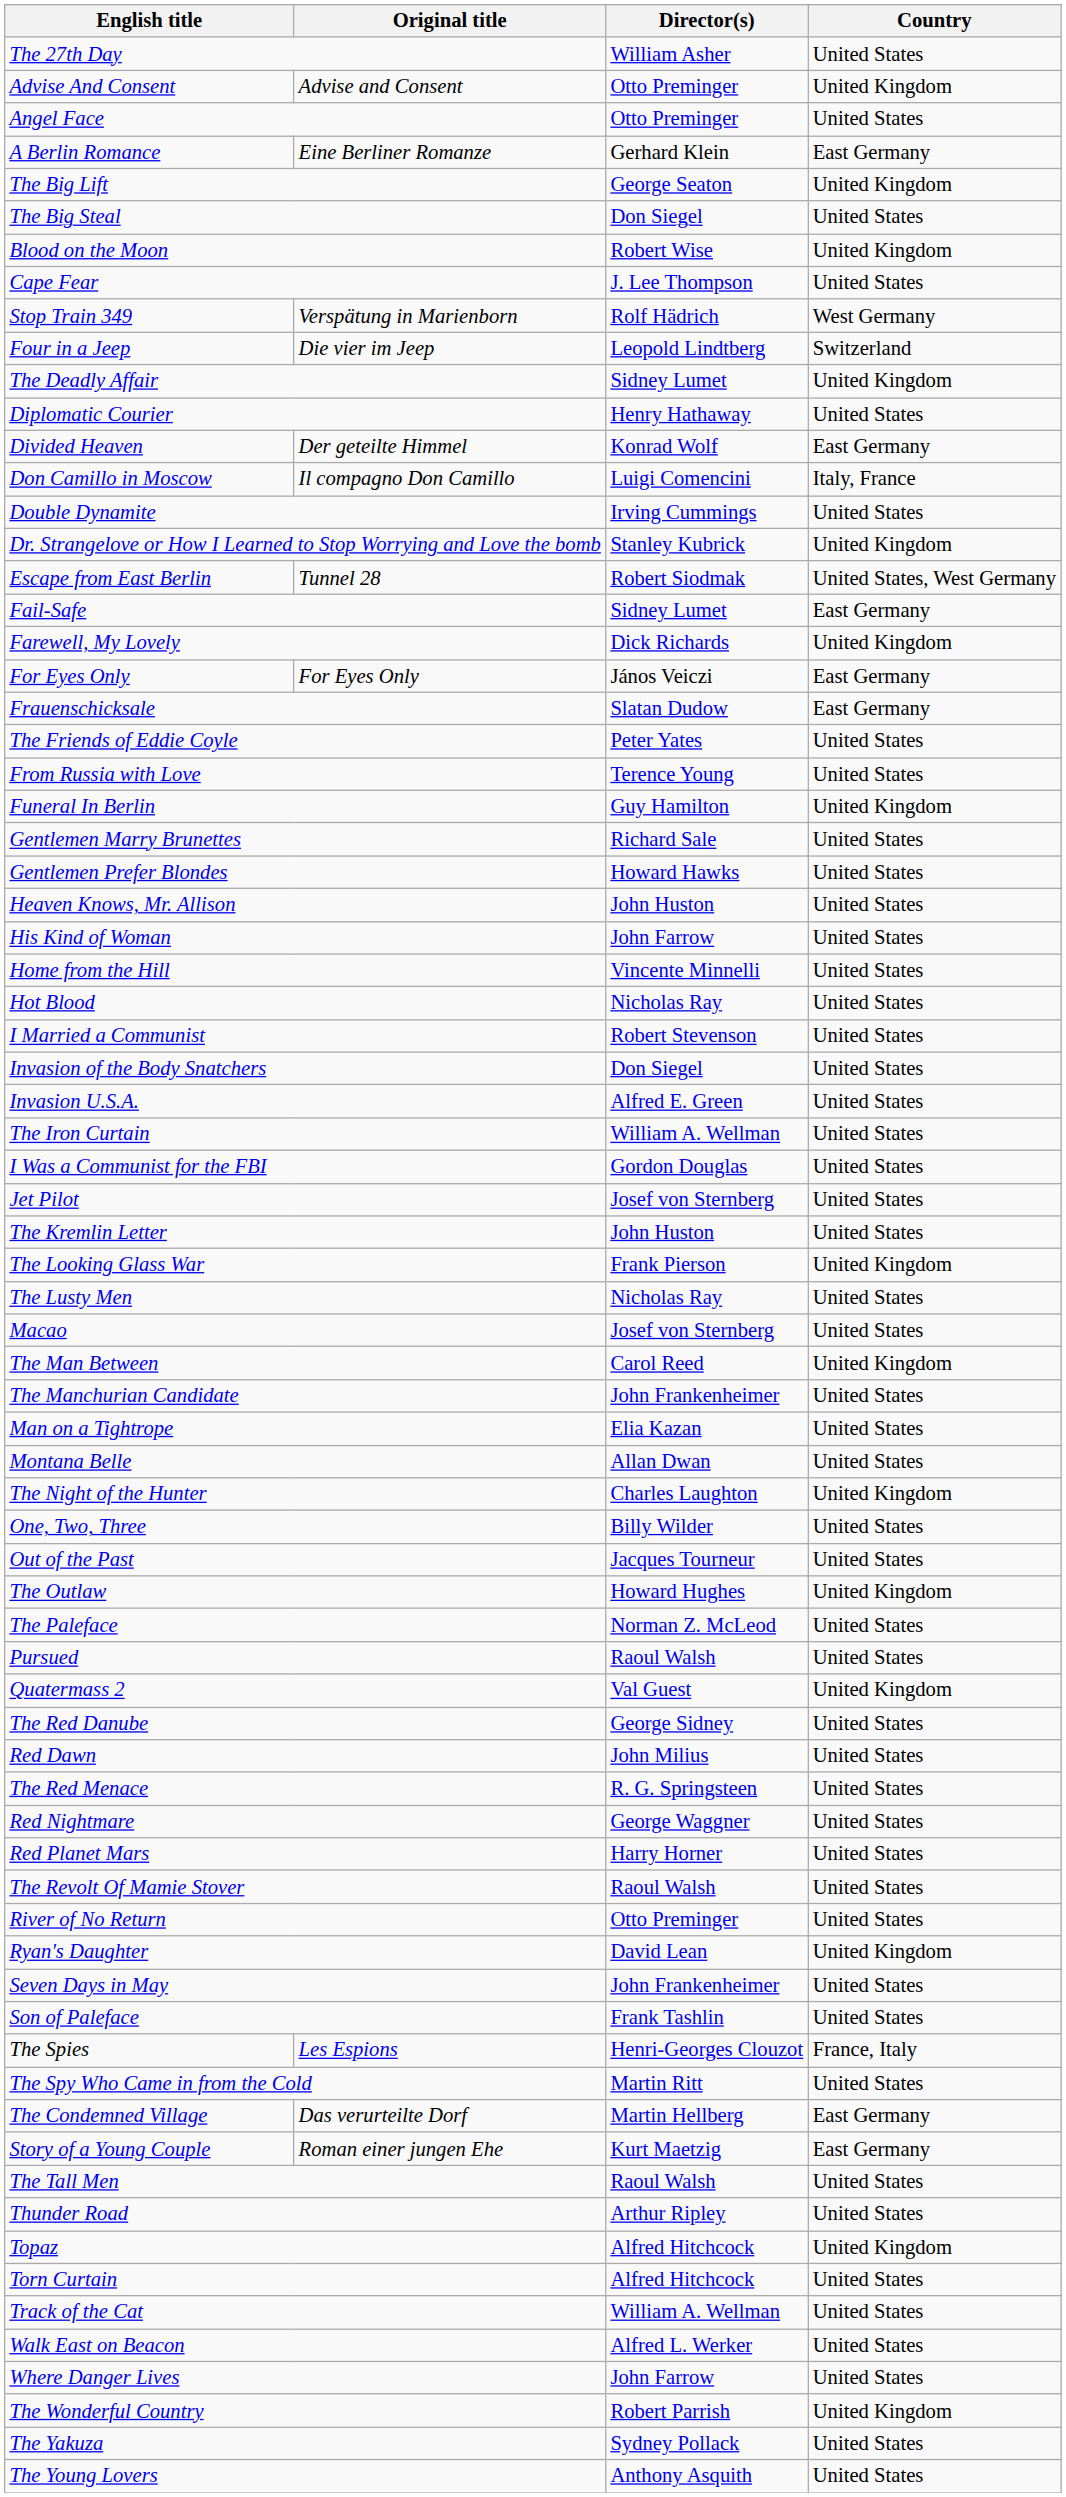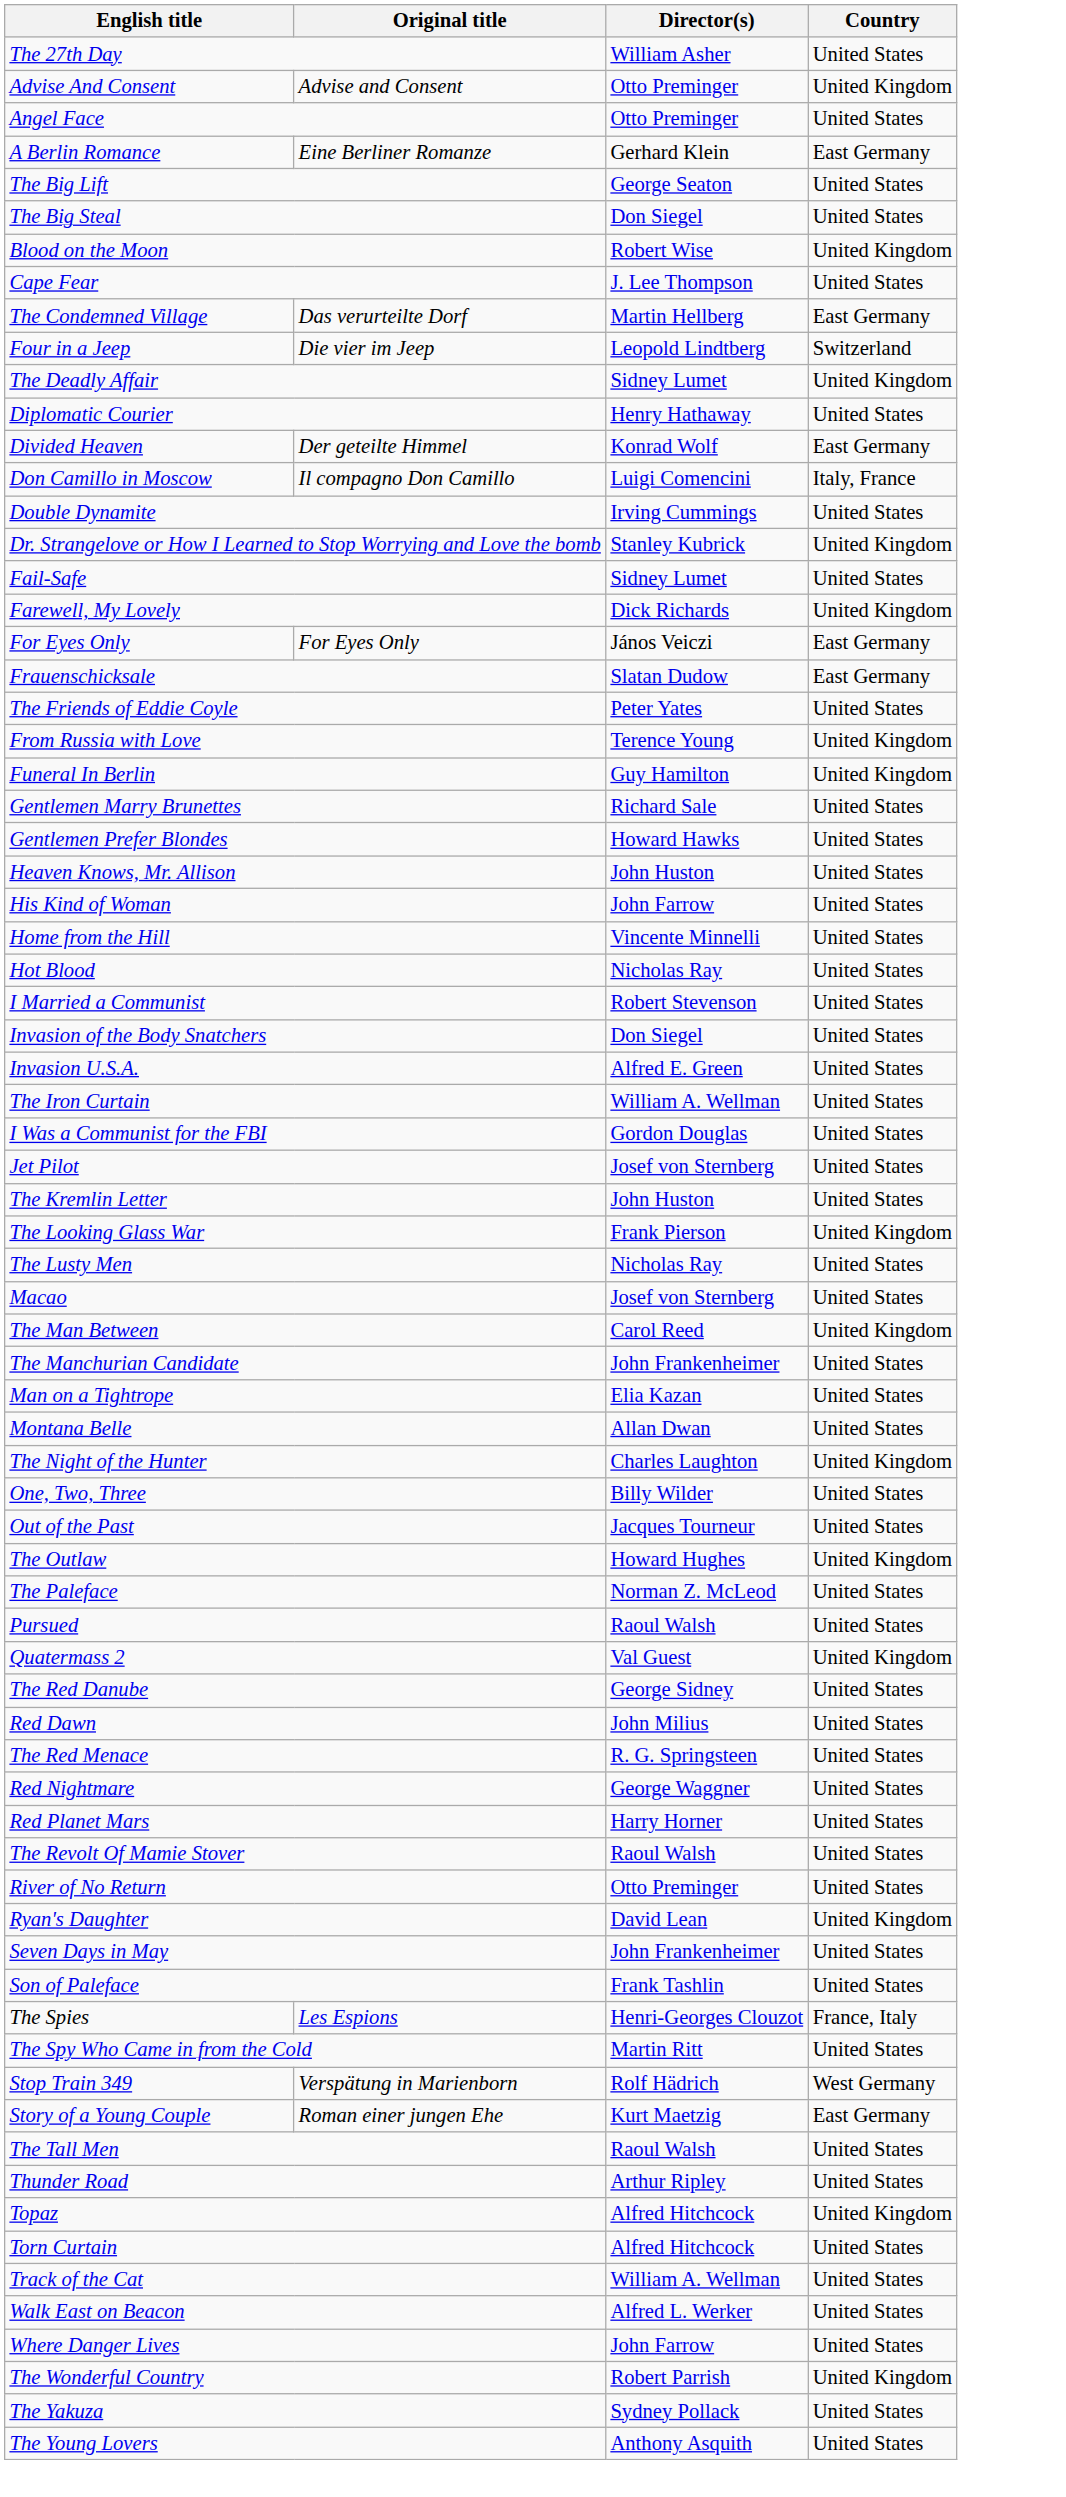(882, 184) United Kingdom -> (868, 184) United States
rows swapped: (108, 2115) <-> (71, 315)
- row: (110, 577)
(871, 610) East Germany -> (868, 577) United States
(868, 773) United States -> (882, 741) United Kingdom
